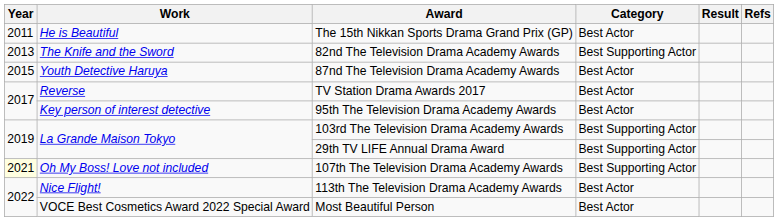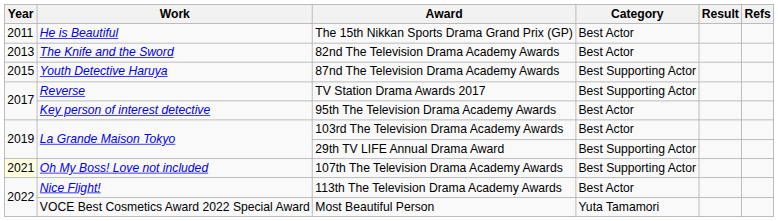(637, 52) Best Supporting Actor -> (606, 52) Best Actor
(606, 71) Best Actor -> (637, 71) Best Supporting Actor
(606, 91) Best Actor -> (637, 91) Best Supporting Actor
(637, 129) Best Supporting Actor -> (606, 129) Best Actor
(606, 206) Best Actor -> (619, 206) Yuta Tamamori
